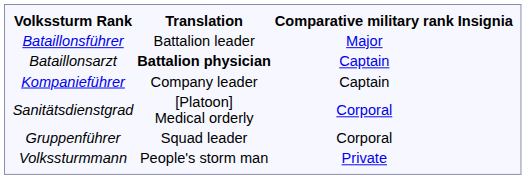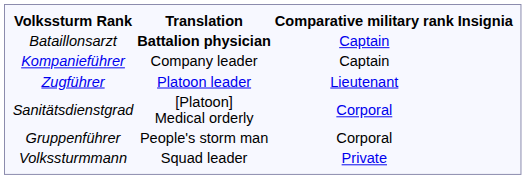- row: (73, 41)
+ row: (73, 81)
(204, 138) Squad leader -> (204, 138) People's storm man
(204, 158) People's storm man -> (204, 158) Squad leader
